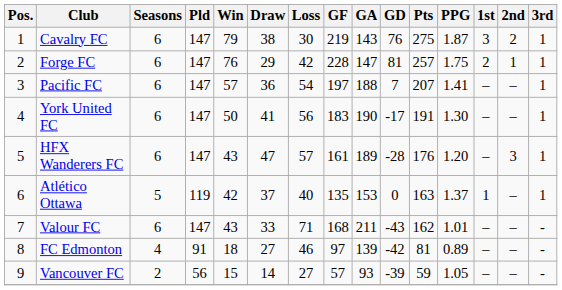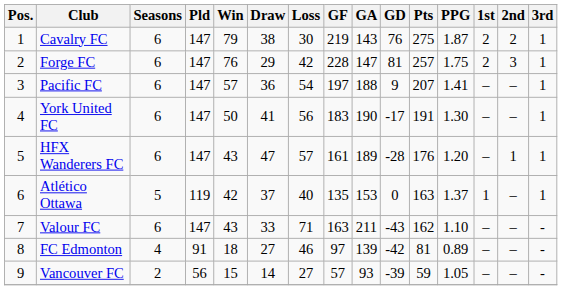(486, 39) 3 -> (486, 39) 2
(513, 62) 1 -> (513, 62) 3
(395, 85) 7 -> (395, 85) 9
(513, 156) 3 -> (513, 156) 1
(338, 226) 168 -> (338, 226) 163
(456, 226) 1.01 -> (456, 226) 1.10
